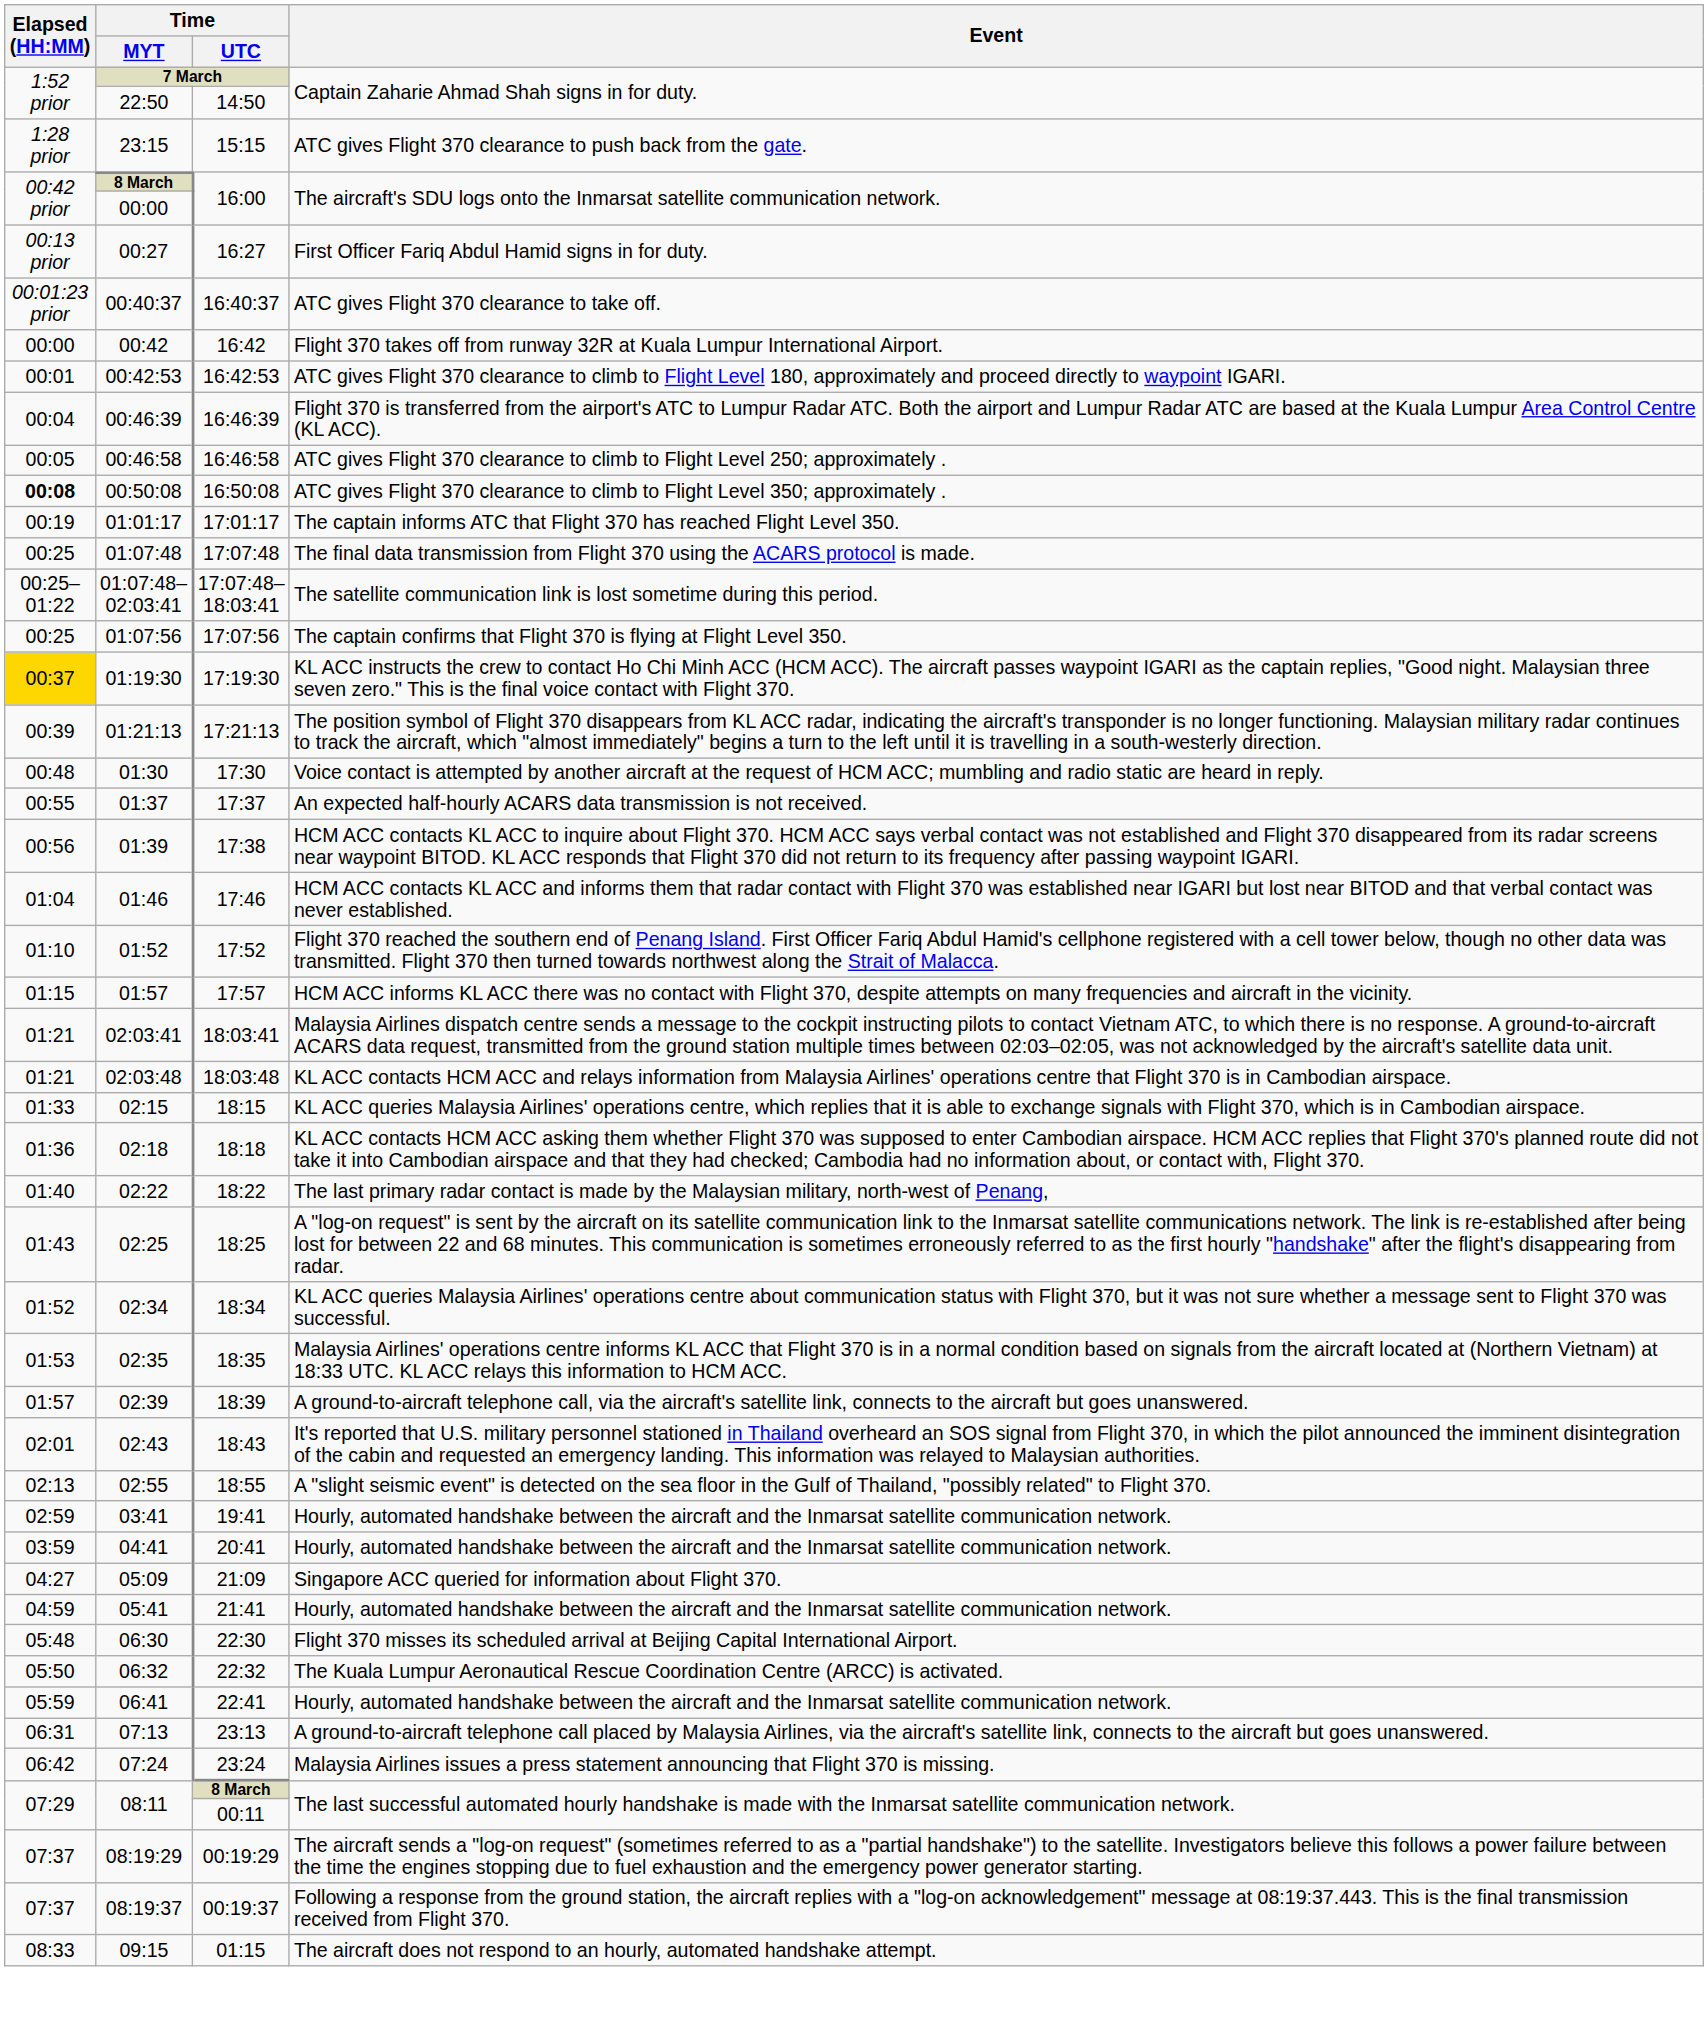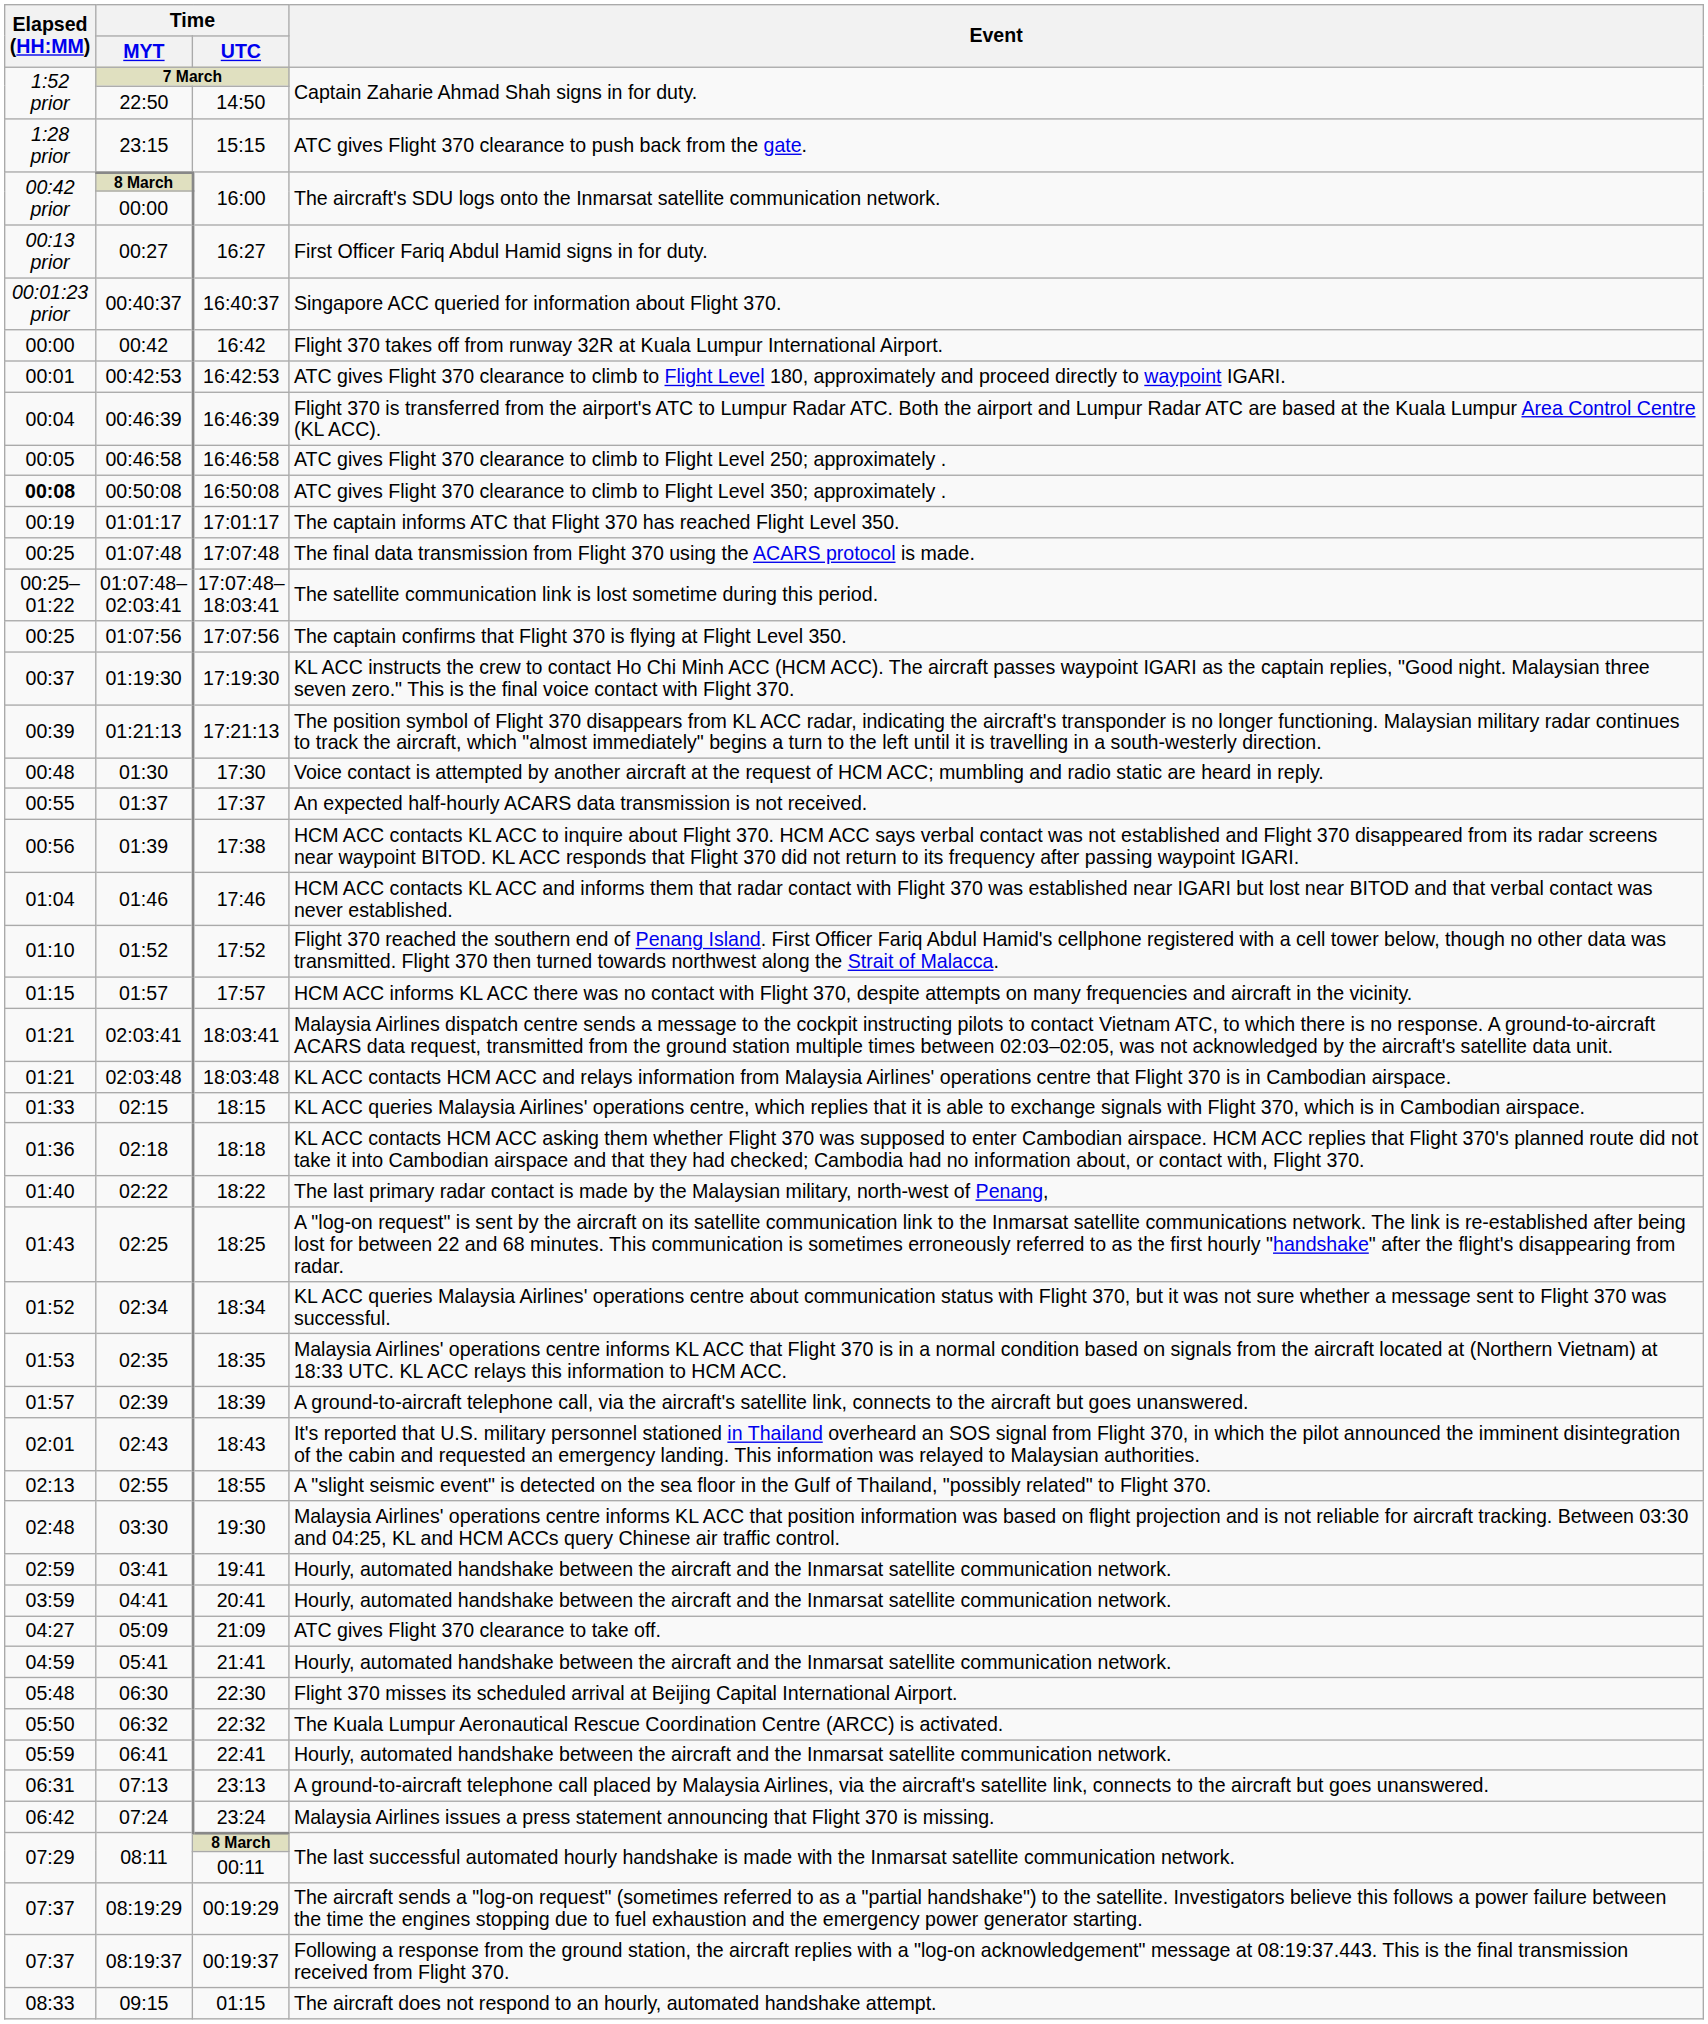(477, 304) ATC gives Flight 370 clearance to take off. -> (538, 304) Singapore ACC queried for information about Flight 370.
(50, 679) gold background -> (50, 679) no background
+ row: (144, 1528)
(538, 1579) Singapore ACC queried for information about Flight 370. -> (477, 1631) ATC gives Flight 370 clearance to take off.
